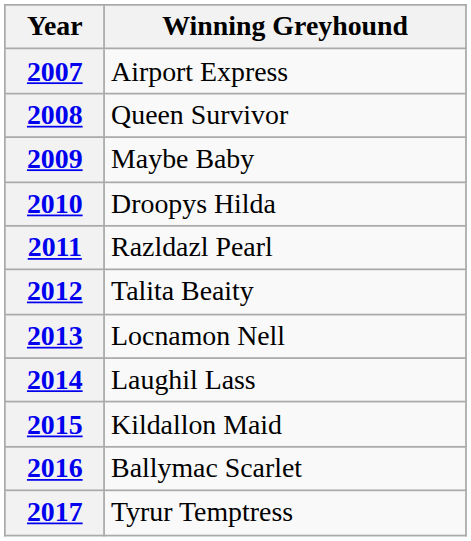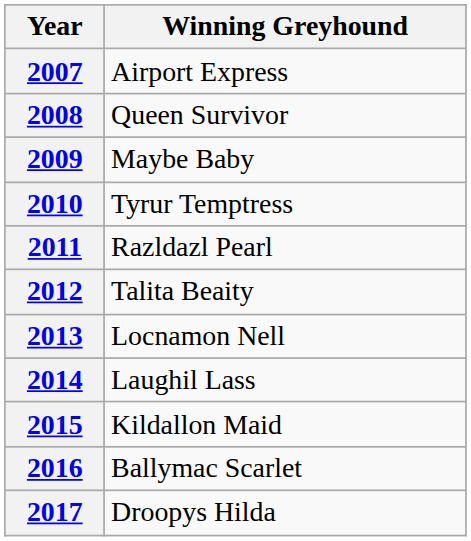(193, 203) Droopys Hilda -> (202, 203) Tyrur Temptress
(202, 512) Tyrur Temptress -> (193, 512) Droopys Hilda
